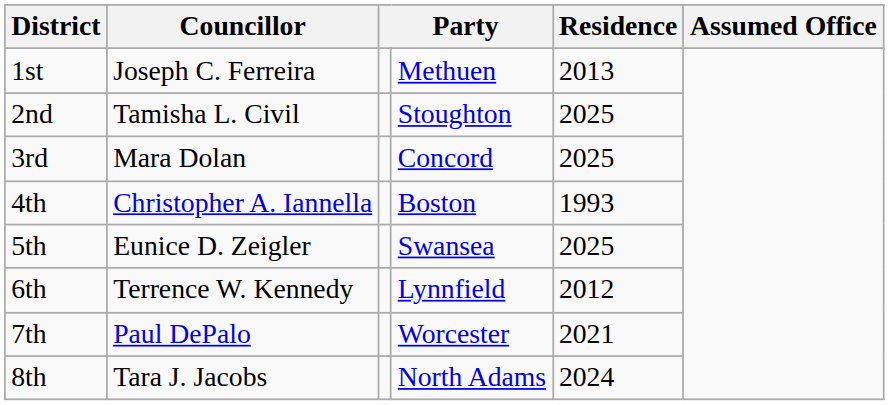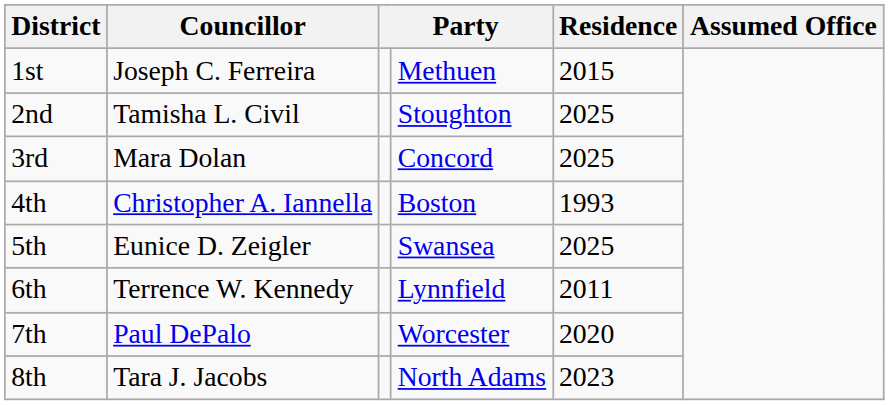(587, 70) 2013 -> (587, 70) 2015
(587, 289) 2012 -> (586, 289) 2011
(587, 333) 2021 -> (587, 333) 2020
(587, 377) 2024 -> (587, 377) 2023
